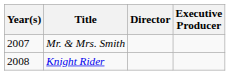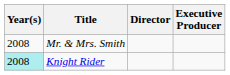(18, 43) 2007 -> (18, 43) 2008
(18, 61) no background -> (18, 61) paleturquoise background
